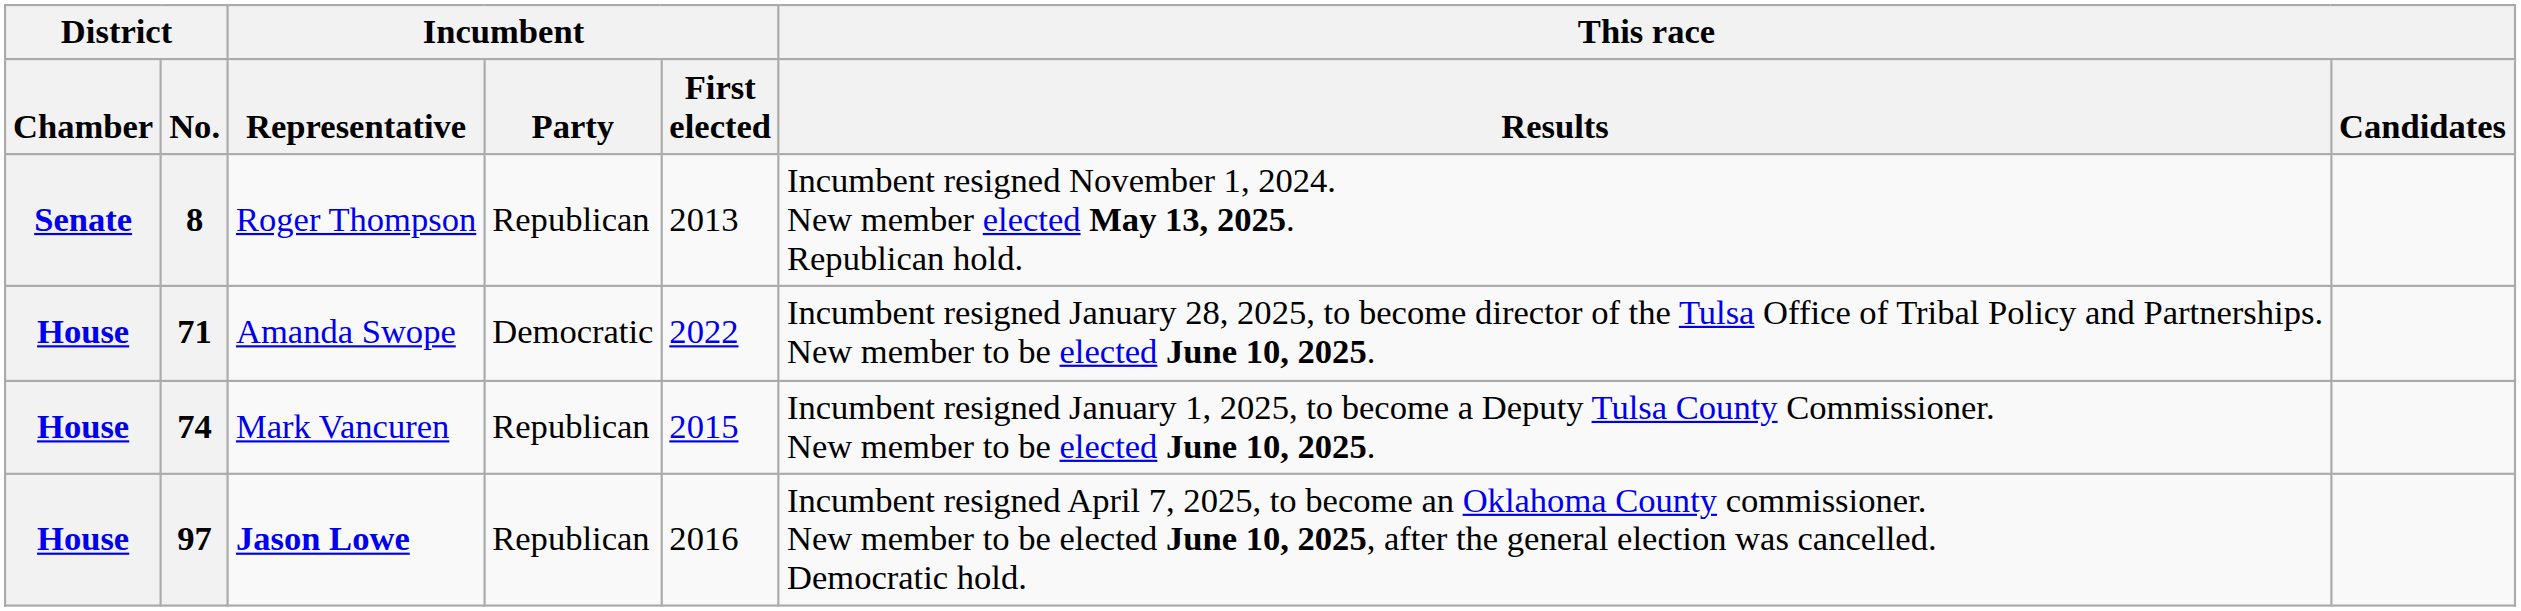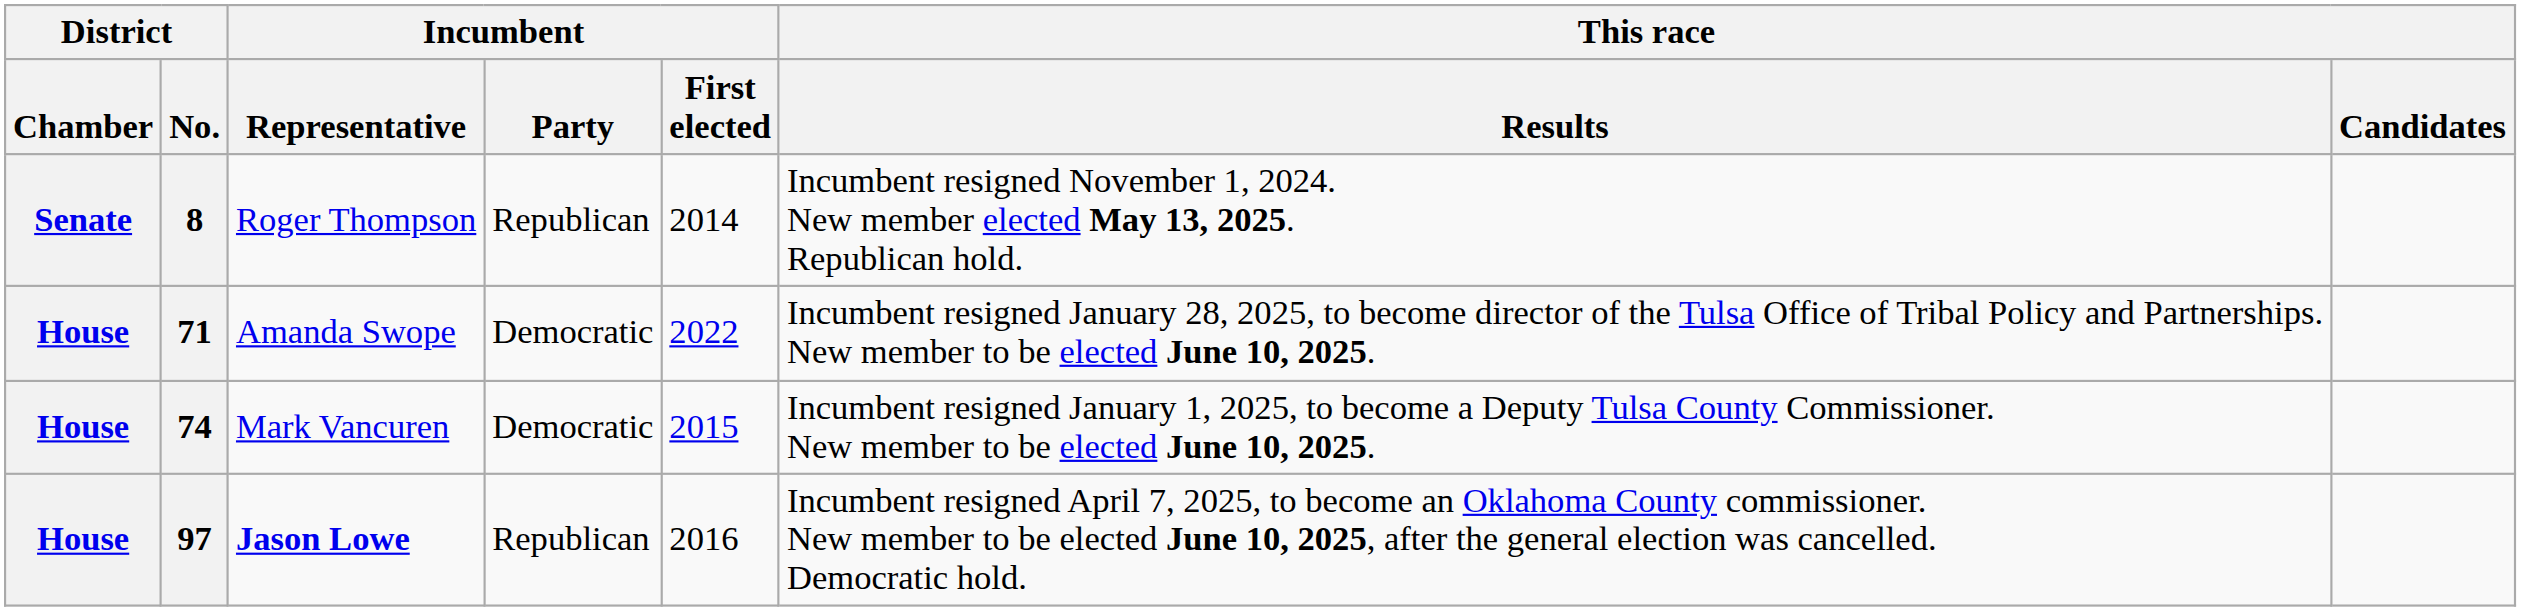(704, 219) 2013 -> (704, 219) 2014
(571, 426) Republican -> (573, 426) Democratic
